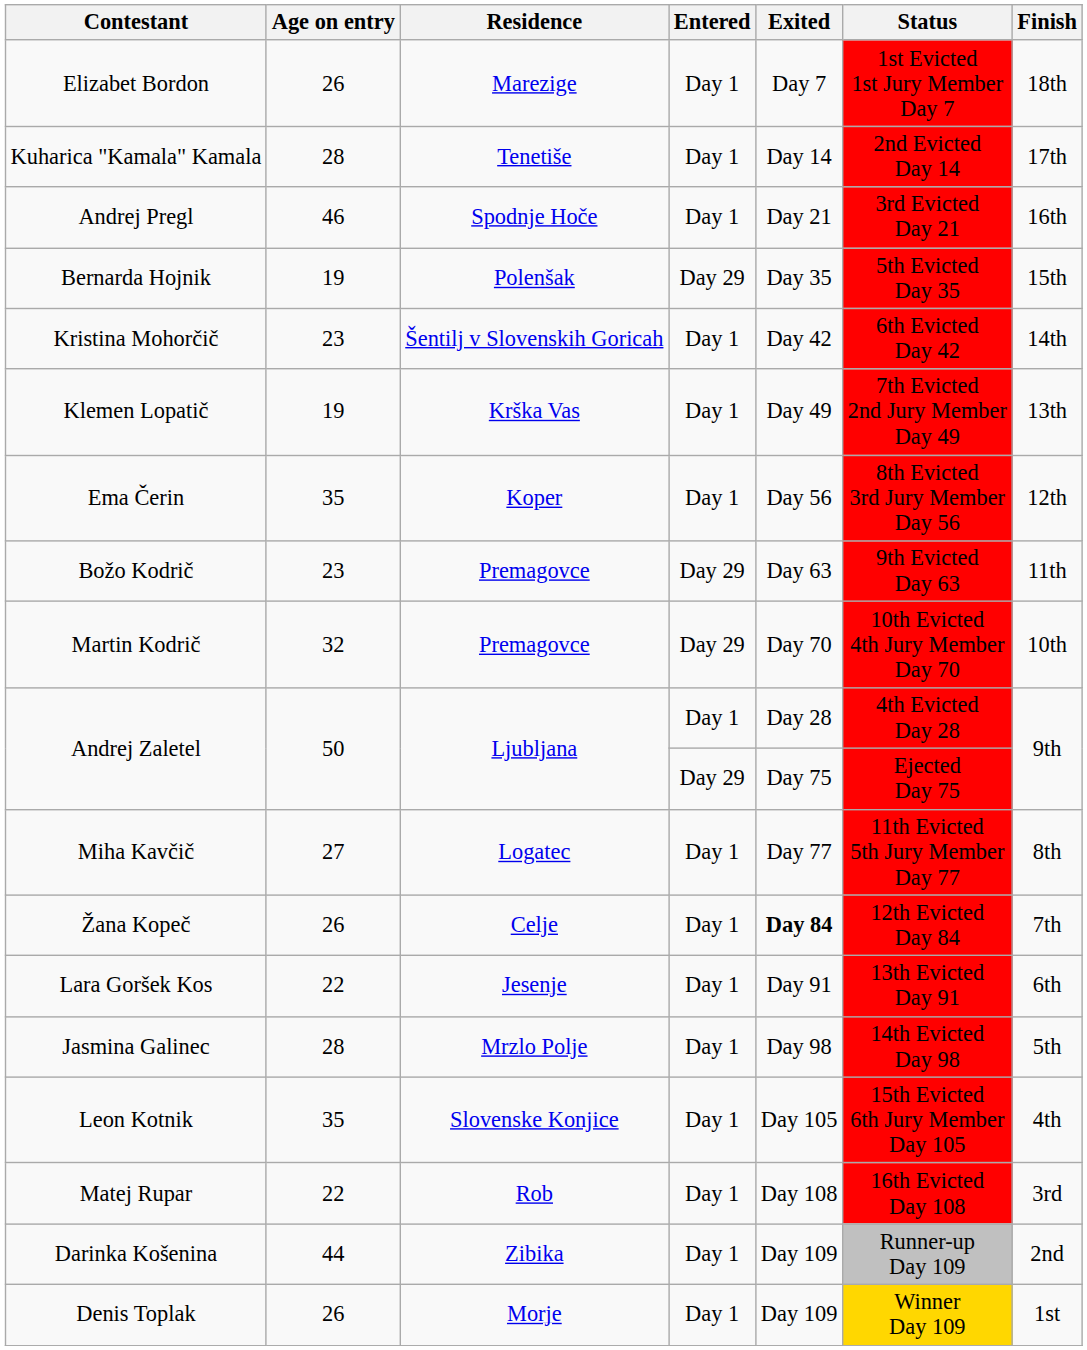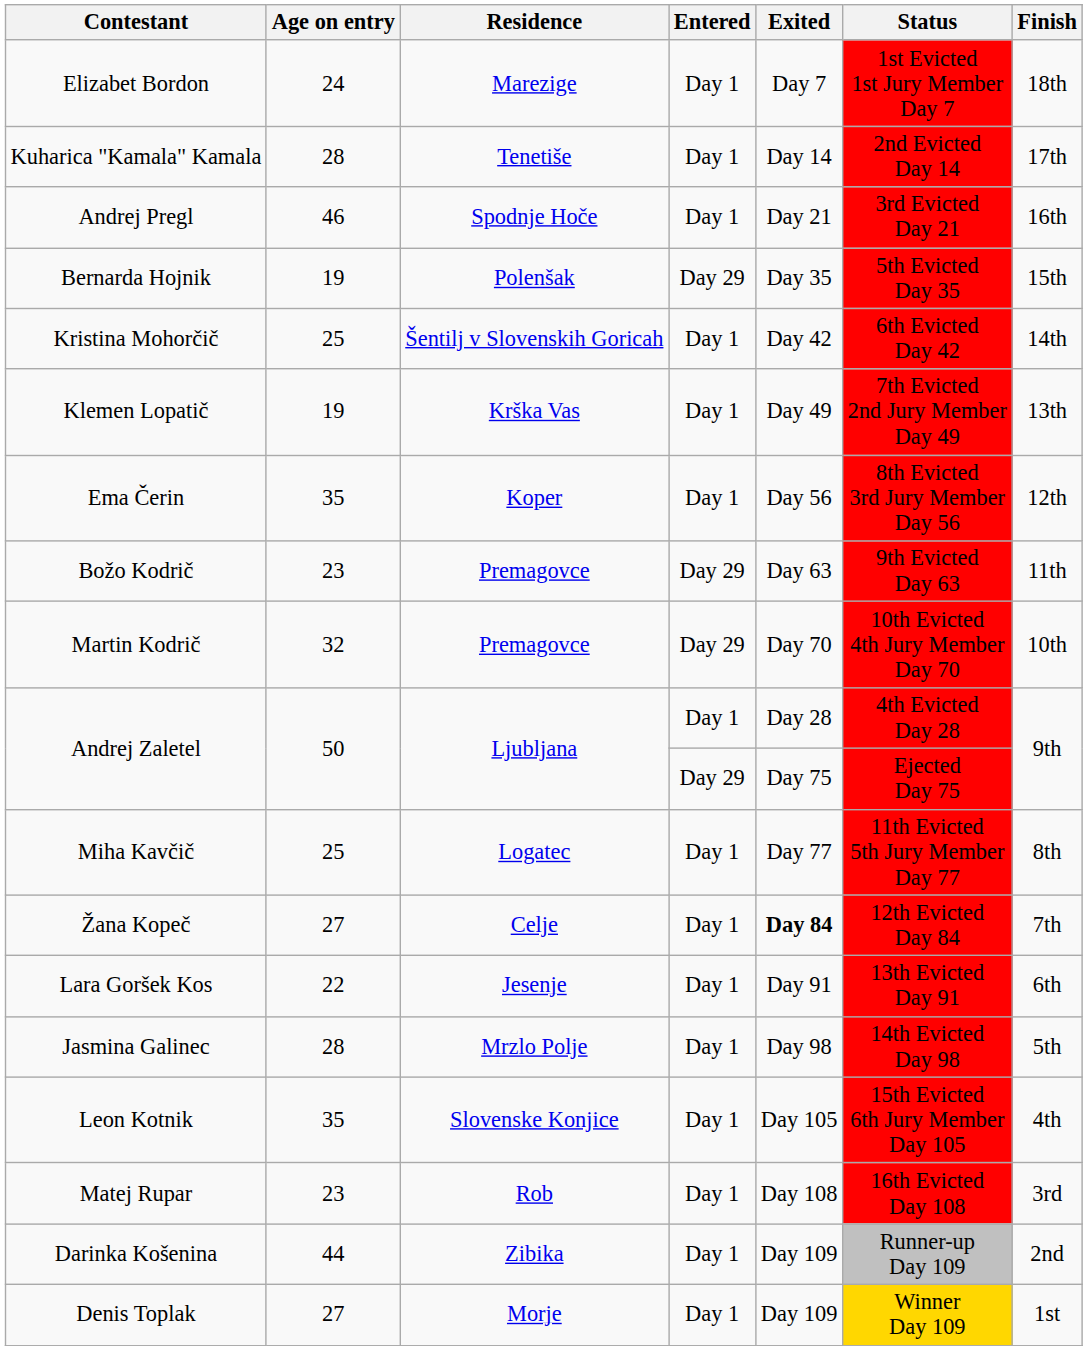(333, 82) 26 -> (333, 82) 24
(333, 338) 23 -> (333, 338) 25
(333, 851) 27 -> (333, 851) 25
(333, 925) 26 -> (333, 925) 27
(333, 1193) 22 -> (333, 1193) 23
(333, 1314) 26 -> (333, 1314) 27
